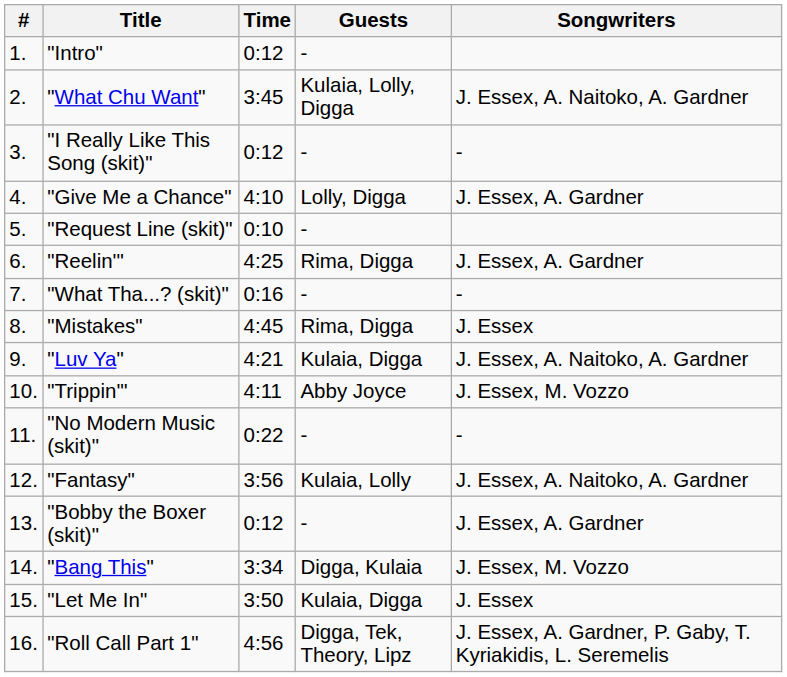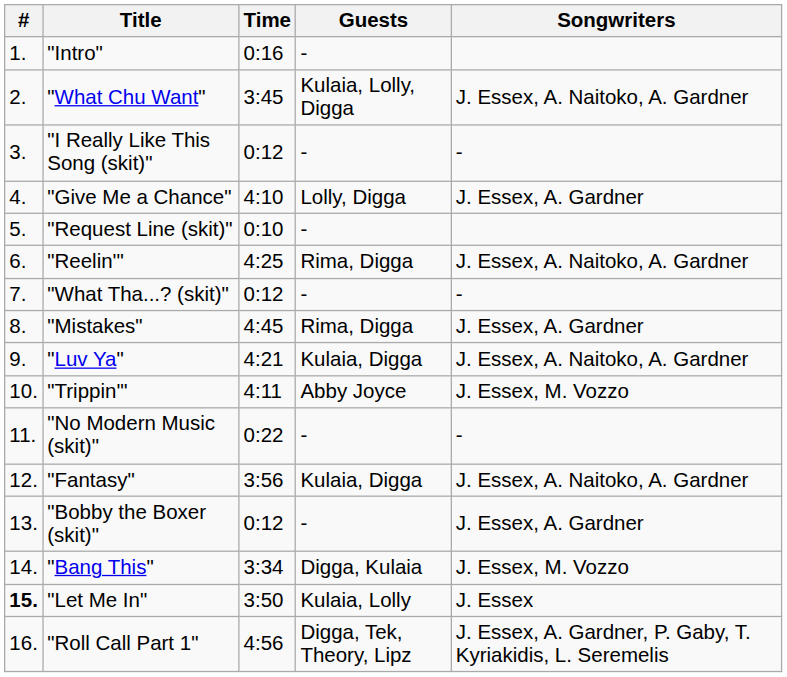(263, 53) 0:12 -> (263, 53) 0:16
(550, 261) J. Essex, A. Gardner -> (602, 261) J. Essex, A. Naitoko, A. Gardner
(263, 294) 0:16 -> (263, 294) 0:12
(495, 326) J. Essex -> (550, 326) J. Essex, A. Gardner
(356, 479) Kulaia, Lolly -> (361, 479) Kulaia, Digga
(24, 600) normal -> (24, 600) bold
(361, 600) Kulaia, Digga -> (356, 600) Kulaia, Lolly
